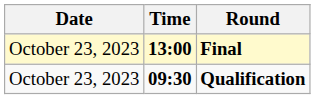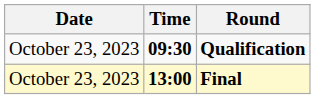rows swapped: (253, 78) <-> (221, 49)
